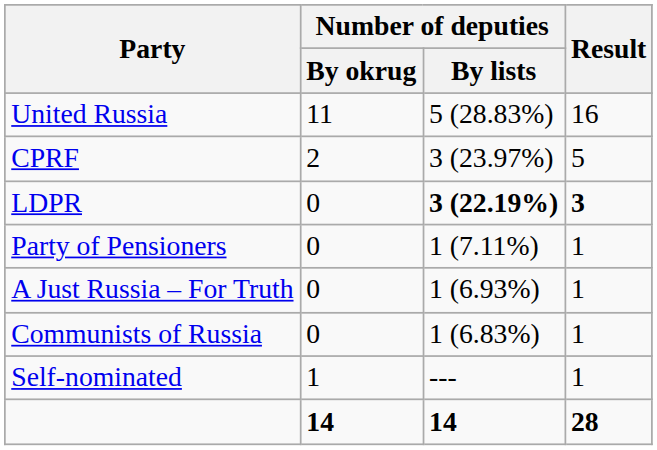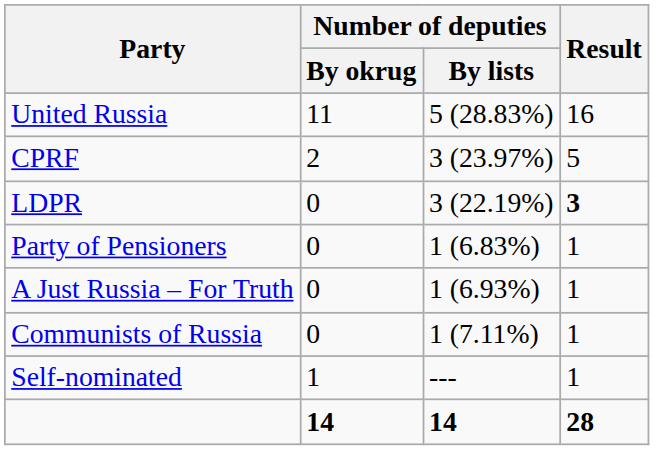(494, 202) bold -> (491, 202) normal
(484, 245) 1 (7.11%) -> (484, 245) 1 (6.83%)
(484, 333) 1 (6.83%) -> (484, 333) 1 (7.11%)
